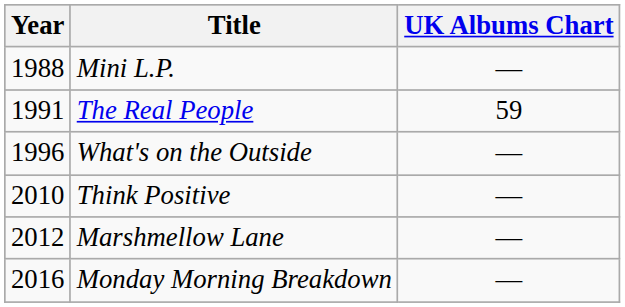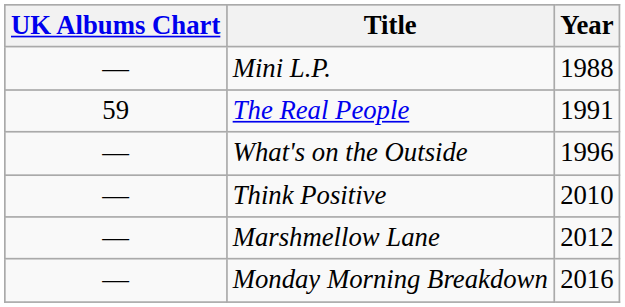columns swapped: (38, 25) <-> (509, 25)
